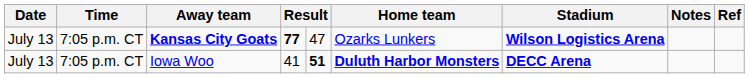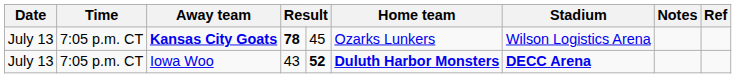(292, 38) 77 -> (292, 38) 78
(317, 38) 47 -> (317, 38) 45
(585, 38) bold -> (578, 38) normal
(292, 61) 41 -> (292, 61) 43
(317, 61) 51 -> (317, 61) 52
